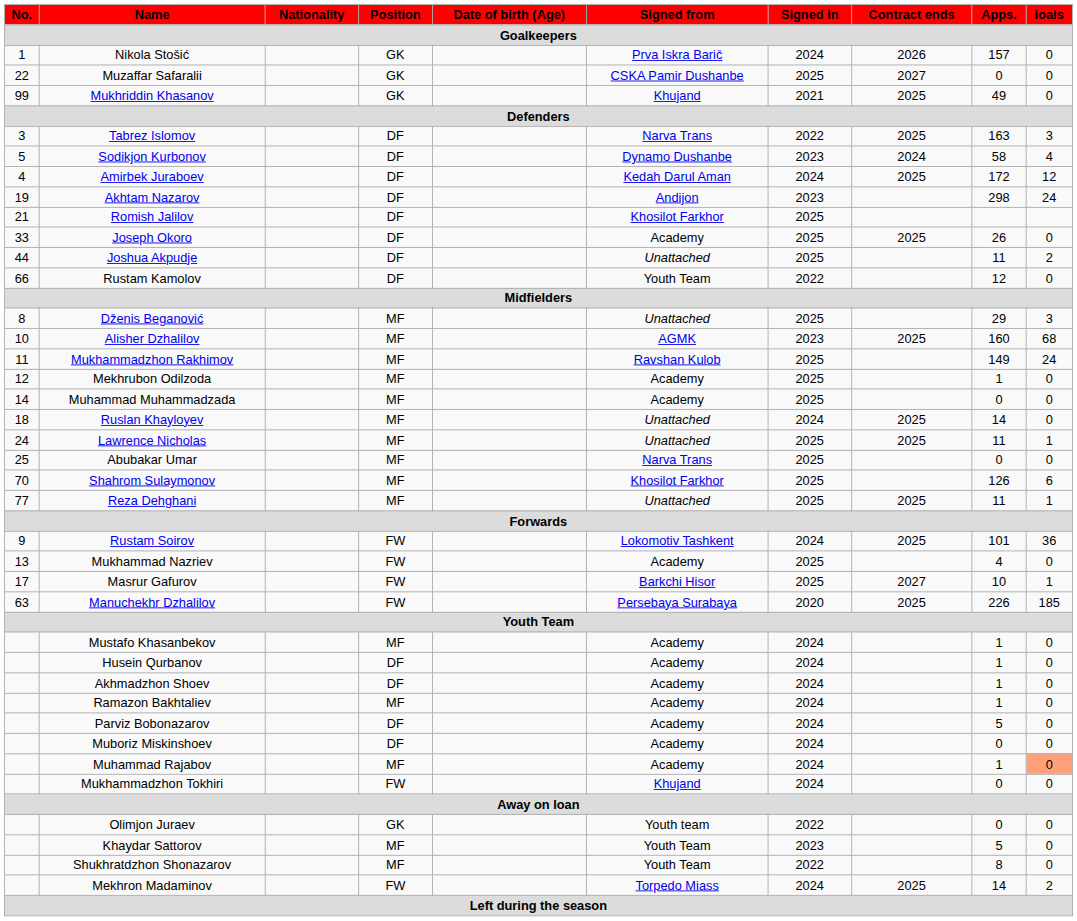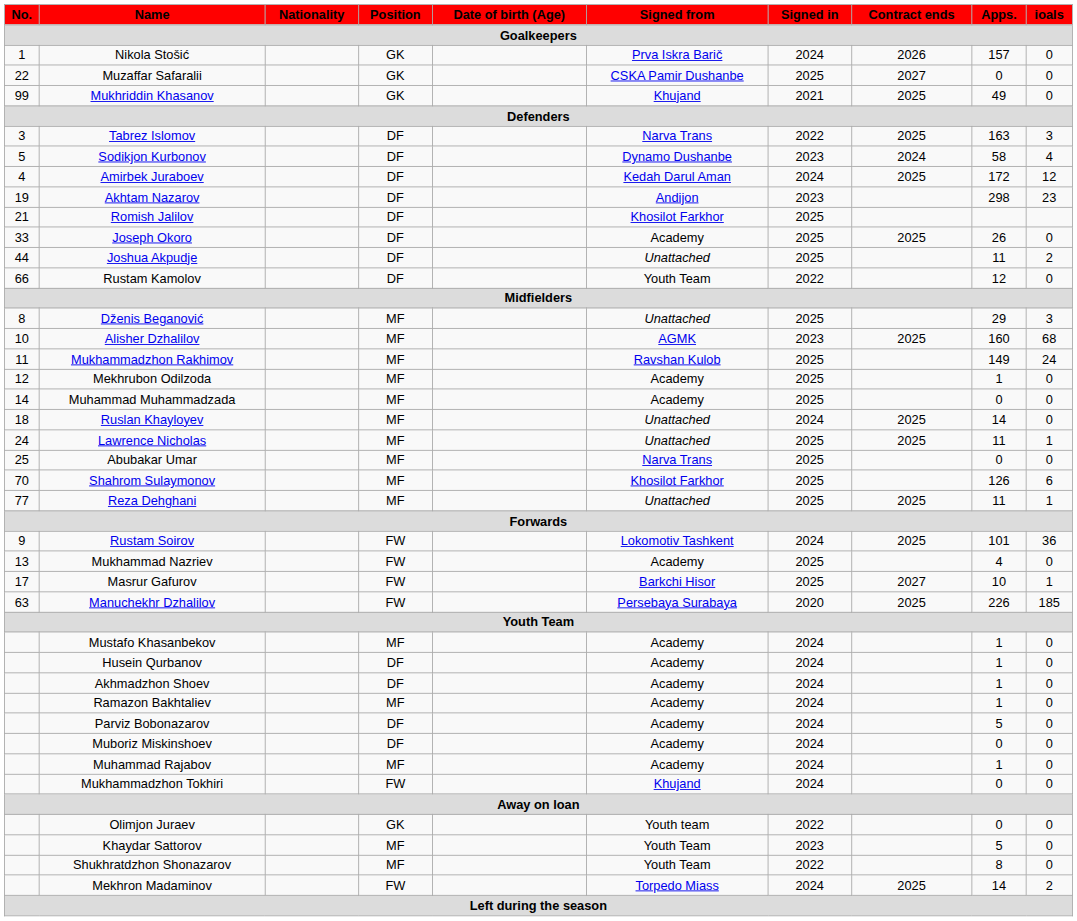(1049, 197) 24 -> (1049, 197) 23
(1049, 764) lightsalmon background -> (1049, 764) no background
